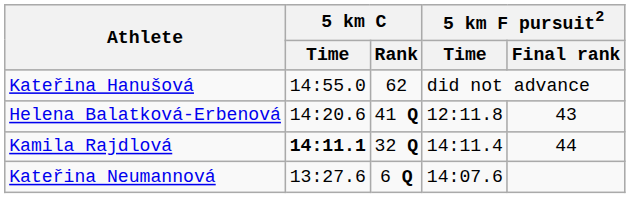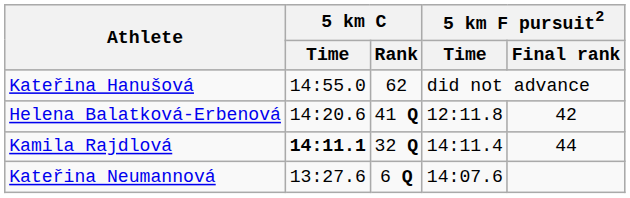(566, 116) 43 -> (566, 116) 42
